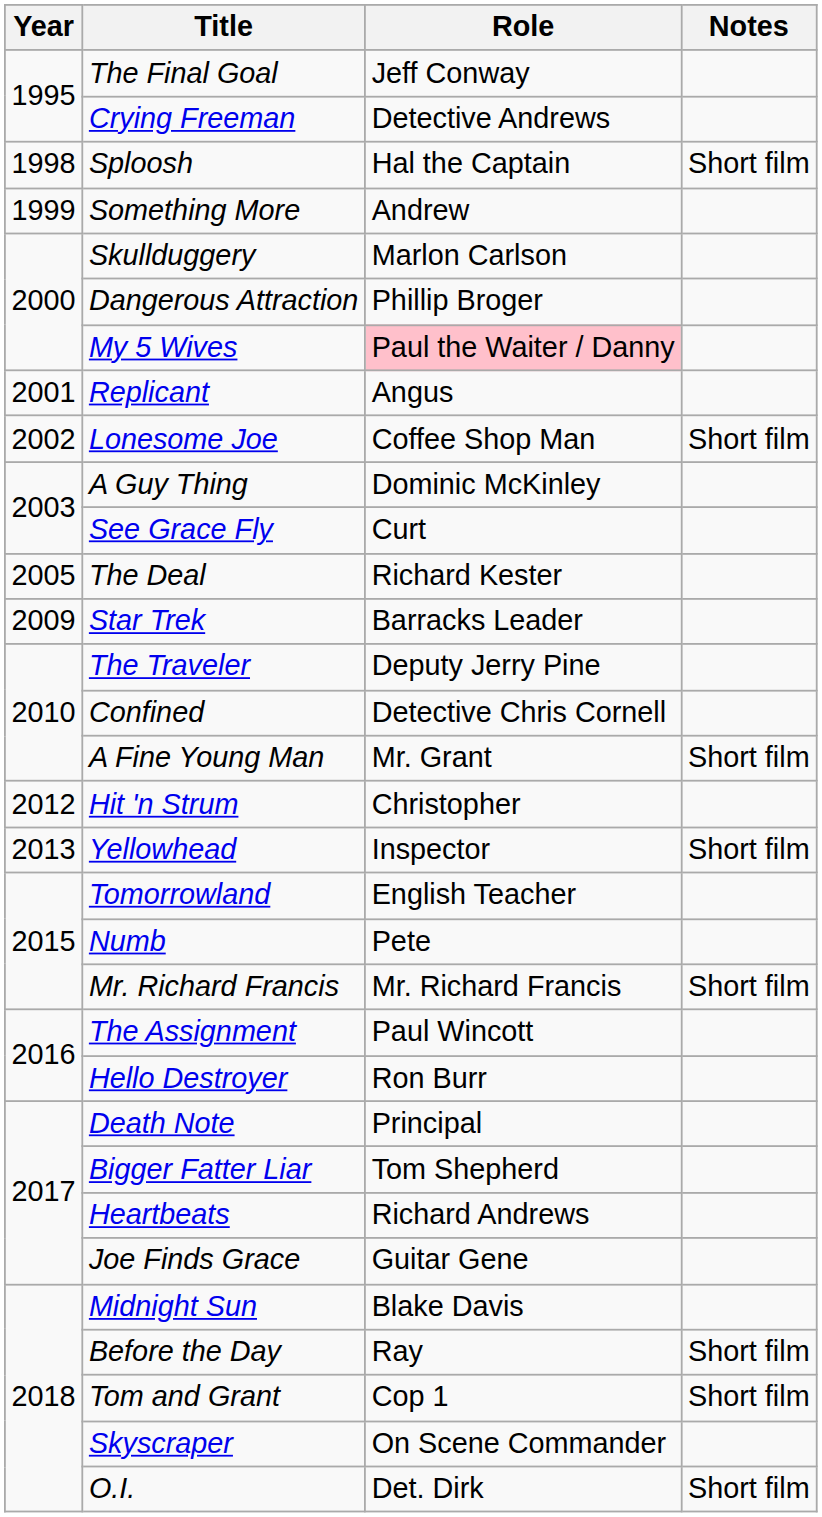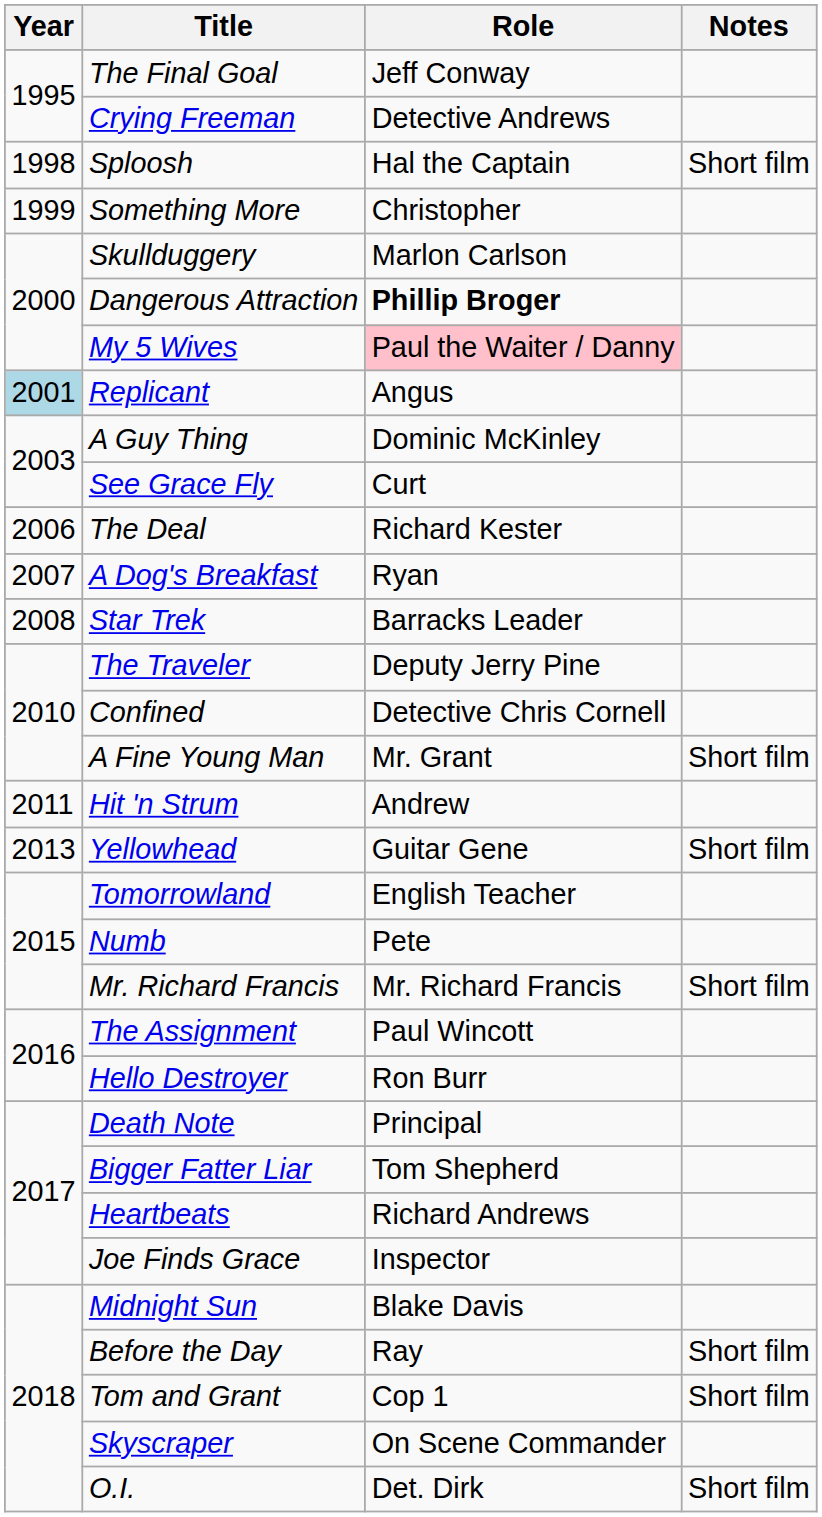(420, 210) Andrew -> (446, 210) Christopher
(457, 301) normal -> (466, 301) bold
(44, 392) no background -> (44, 392) lightblue background
- row: (183, 438)
(44, 575) 2005 -> (44, 529) 2006
+ row: (203, 575)
(44, 621) 2009 -> (44, 621) 2008
(44, 803) 2012 -> (43, 803) 2011
(446, 803) Christopher -> (420, 803) Andrew
(431, 849) Inspector -> (450, 849) Guitar Gene
(450, 1260) Guitar Gene -> (431, 1260) Inspector
